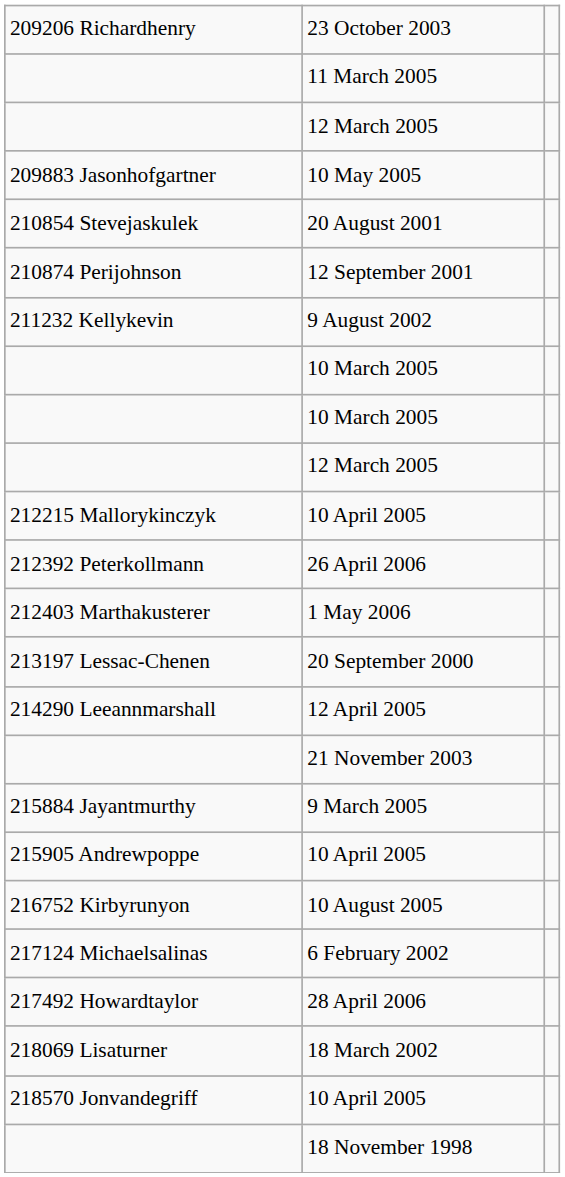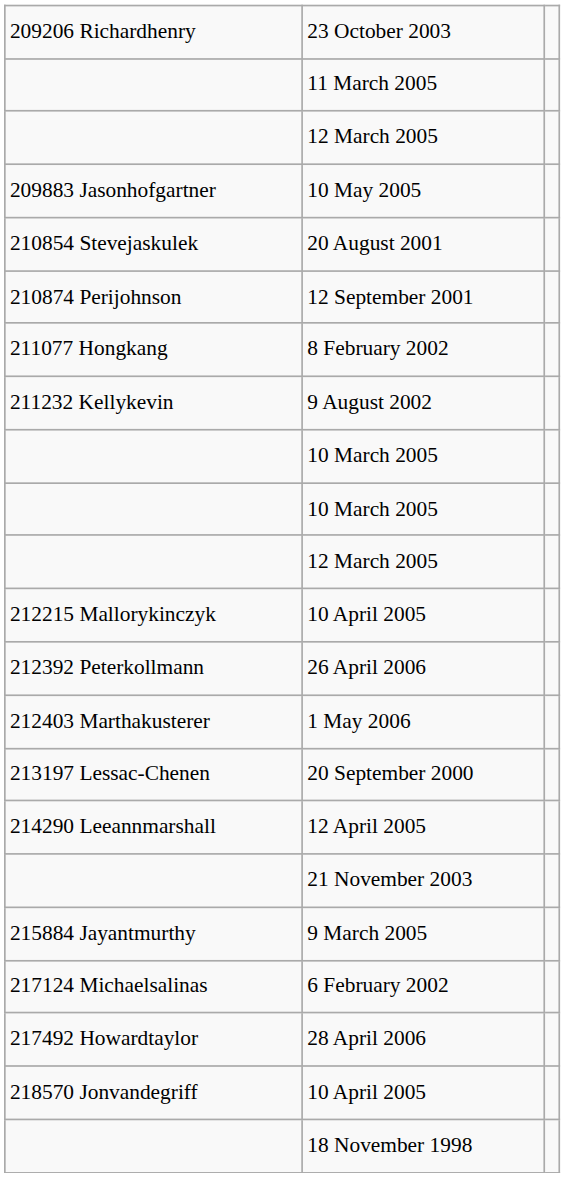+ row: (89, 349)
- row: (105, 856)
- row: (100, 904)
- row: (89, 1050)
